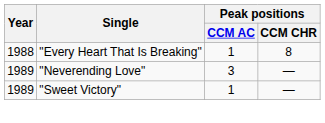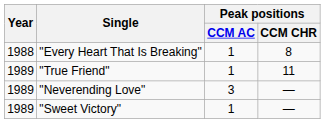+ row: (74, 71)
